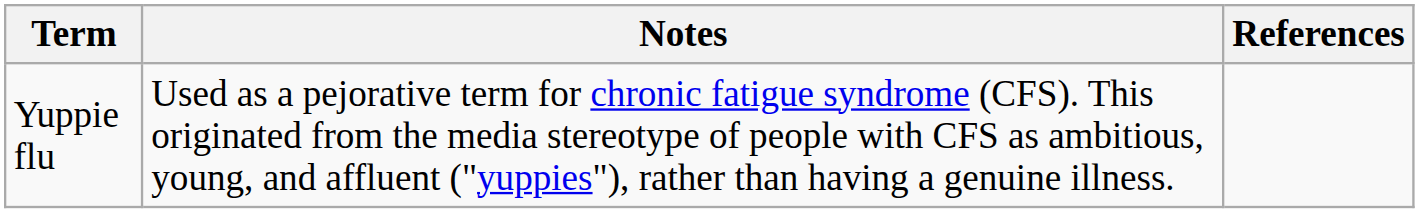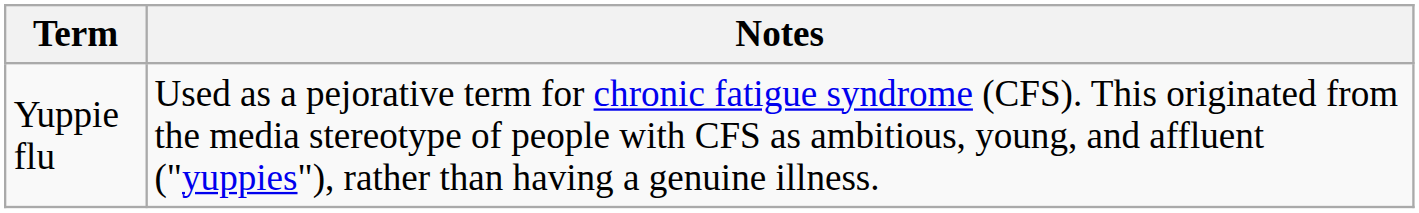- column: (1319, 33)
